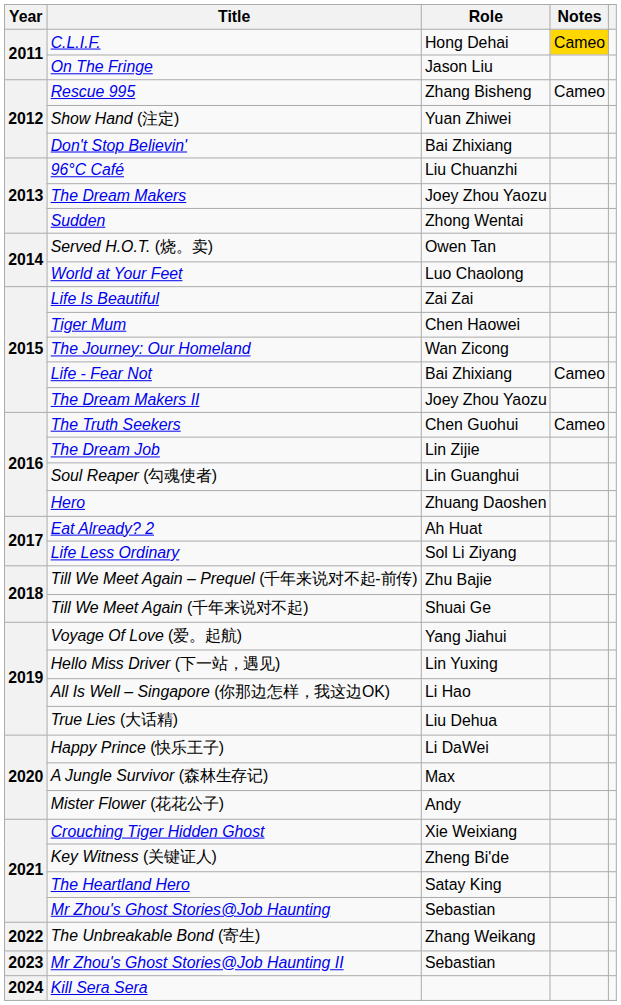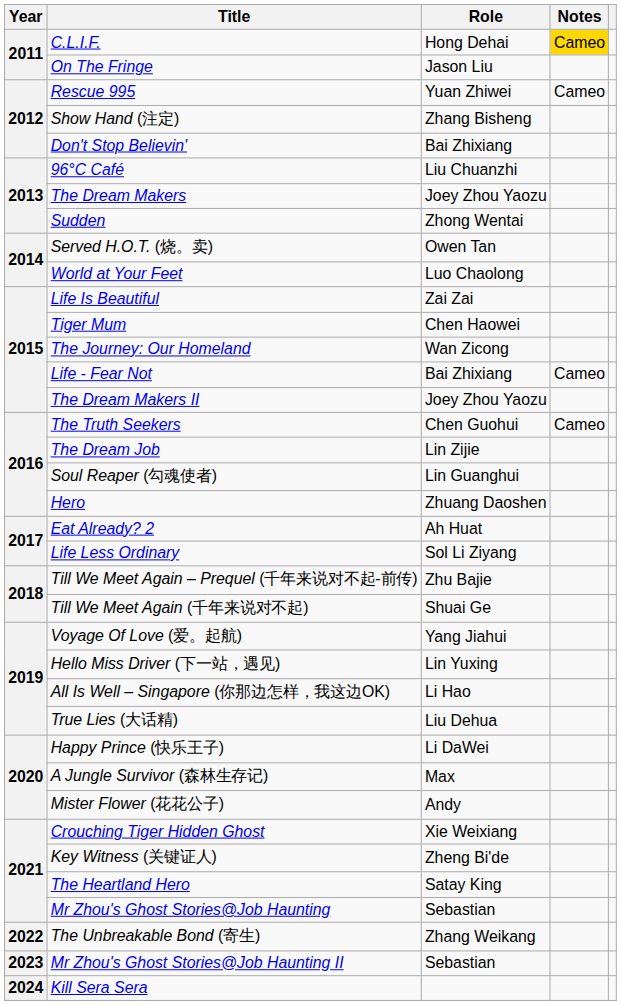(478, 92) Zhang Bisheng -> (468, 92) Yuan Zhiwei
(468, 119) Yuan Zhiwei -> (478, 119) Zhang Bisheng
